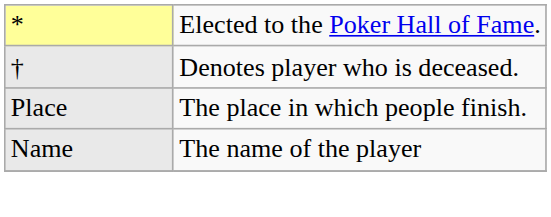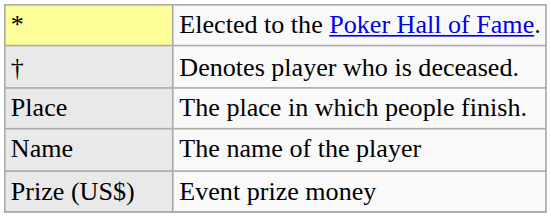+ row: (73, 190)
